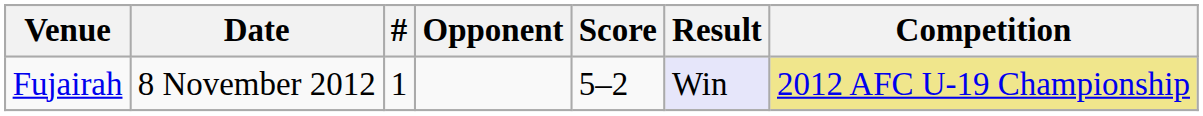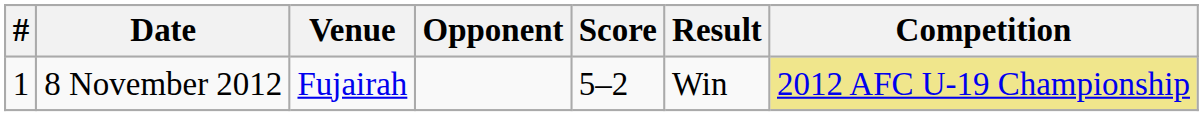columns swapped: (399, 30) <-> (68, 30)
(700, 82) lavender background -> (700, 82) no background
